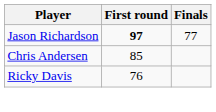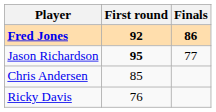+ row: (38, 35)
(136, 35) 97 -> (136, 55) 95
